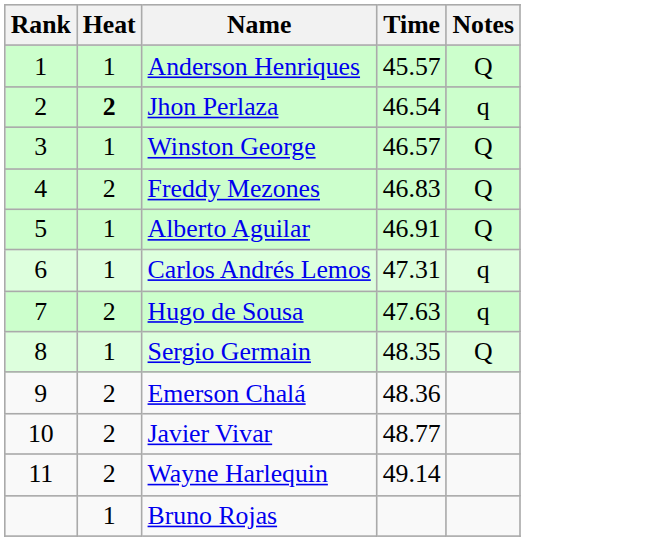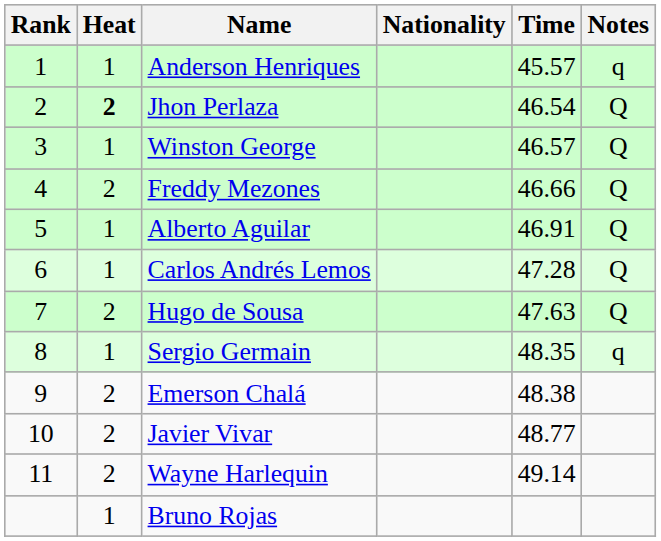+ column: (444, 24)
(483, 65) Q -> (618, 65) q
(483, 106) q -> (618, 106) Q
(412, 188) 46.83 -> (547, 188) 46.66
(412, 270) 47.31 -> (547, 270) 47.28
(483, 270) q -> (618, 270) Q
(483, 310) q -> (618, 310) Q
(483, 351) Q -> (618, 351) q
(412, 392) 48.36 -> (547, 392) 48.38
